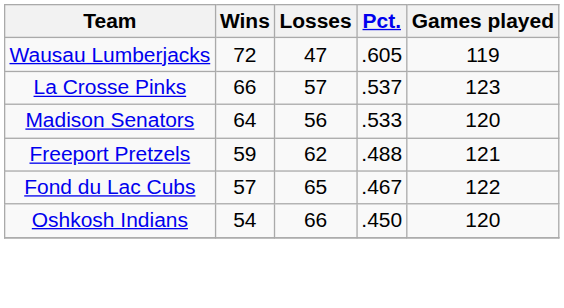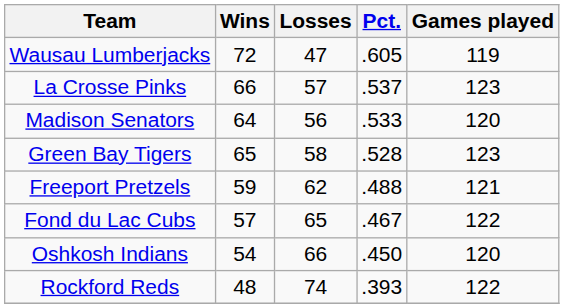+ row: (110, 154)
+ row: (110, 287)
